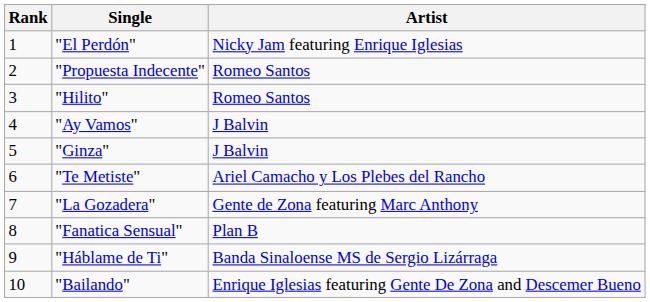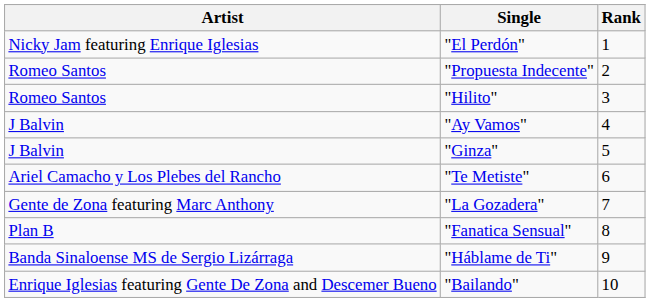columns swapped: (28, 17) <-> (427, 17)
